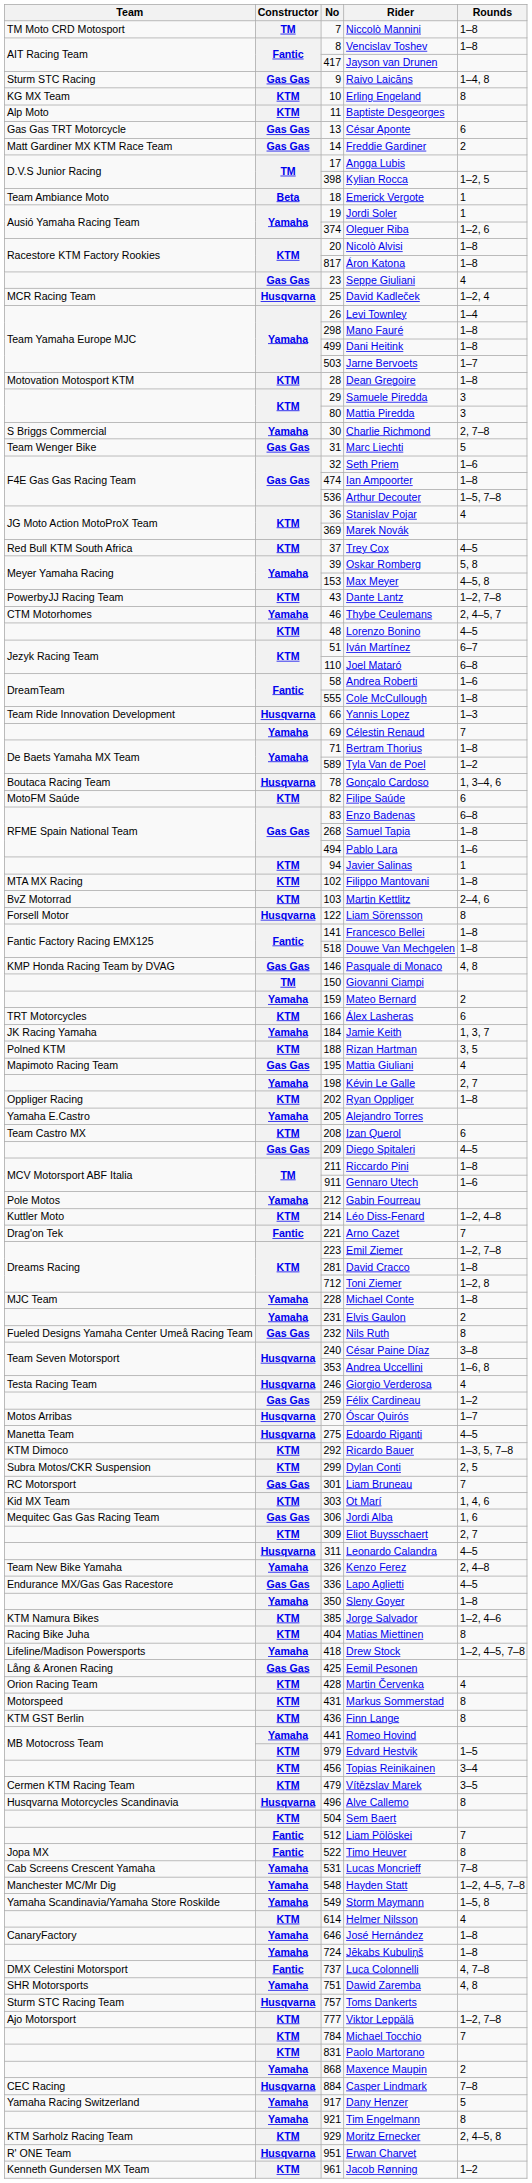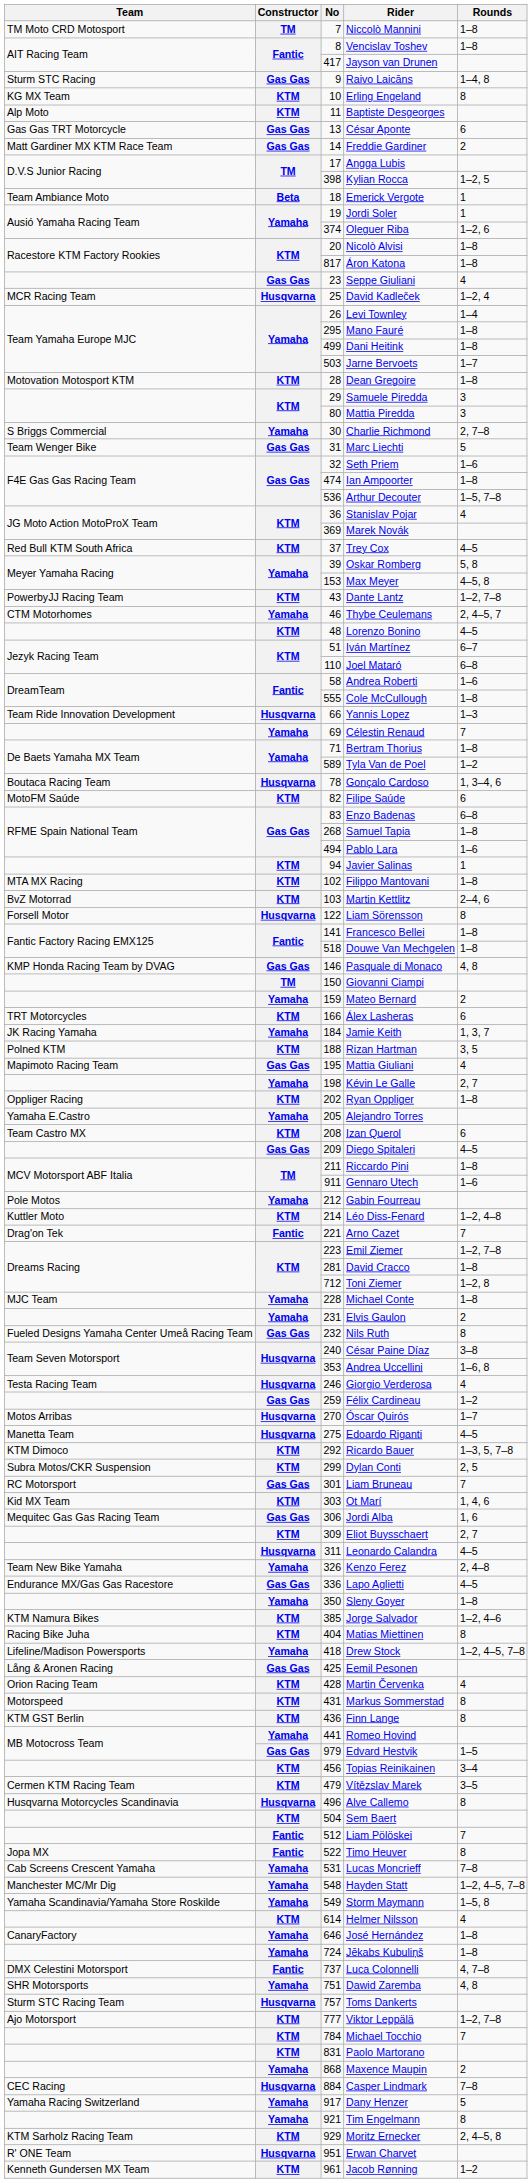(332, 330) 298 -> (332, 330) 295
(288, 1751) KTM -> (288, 1751) Gas Gas
